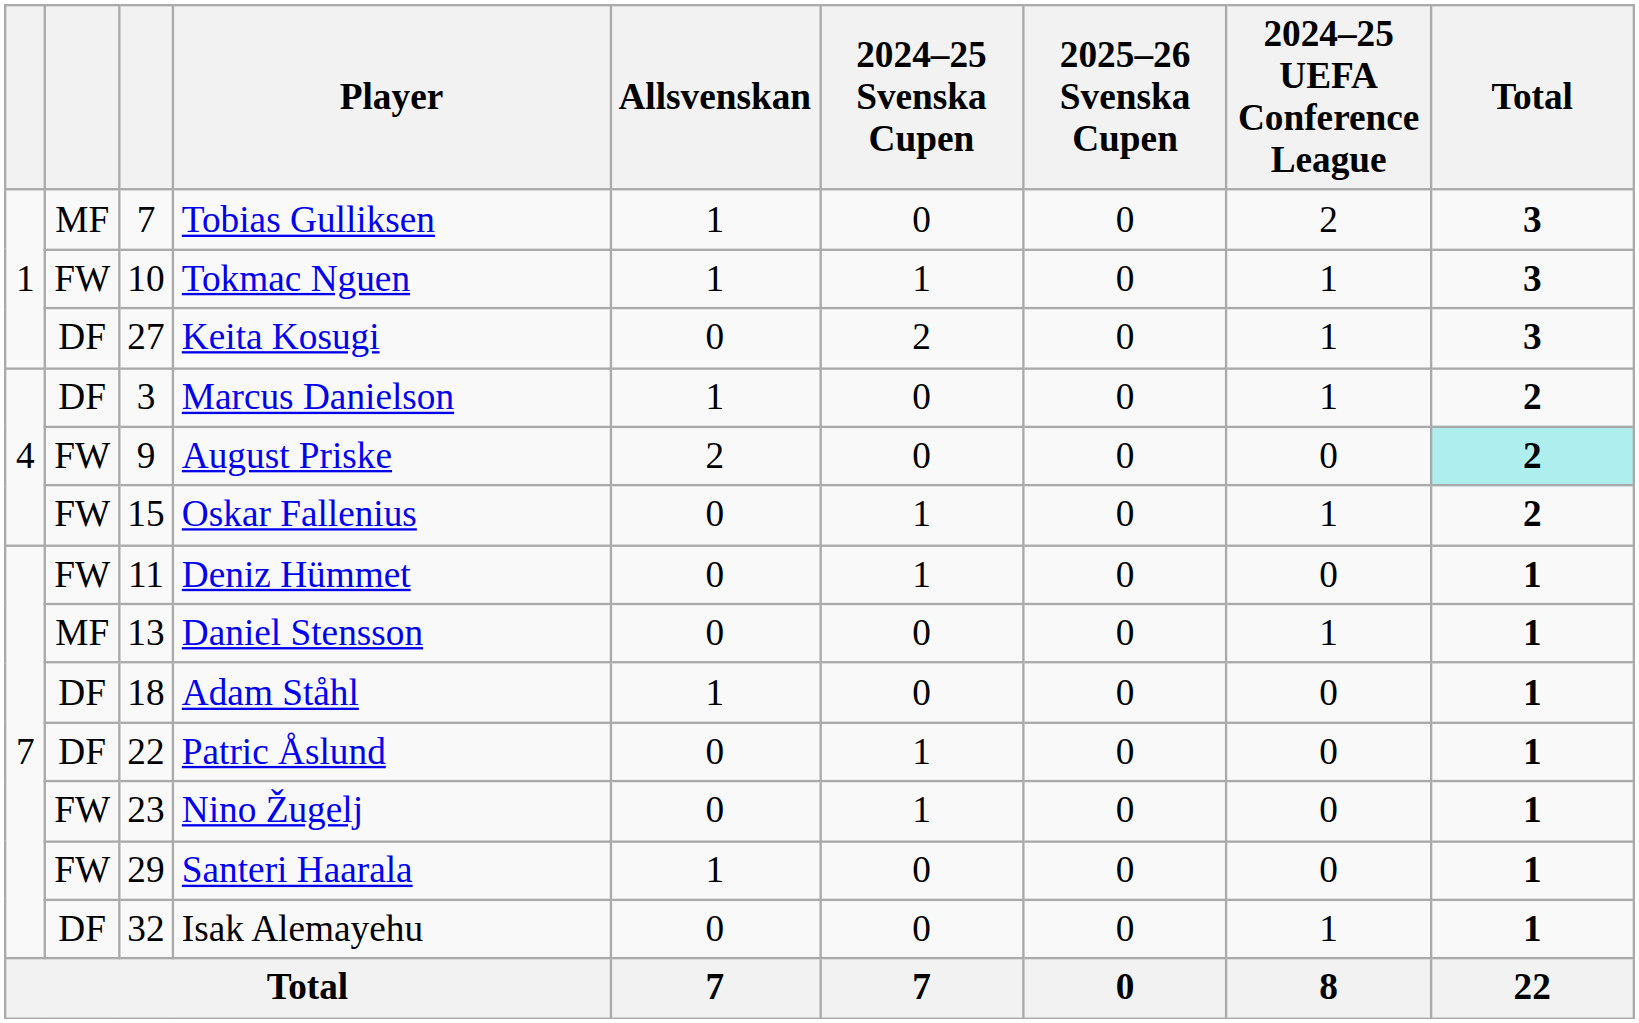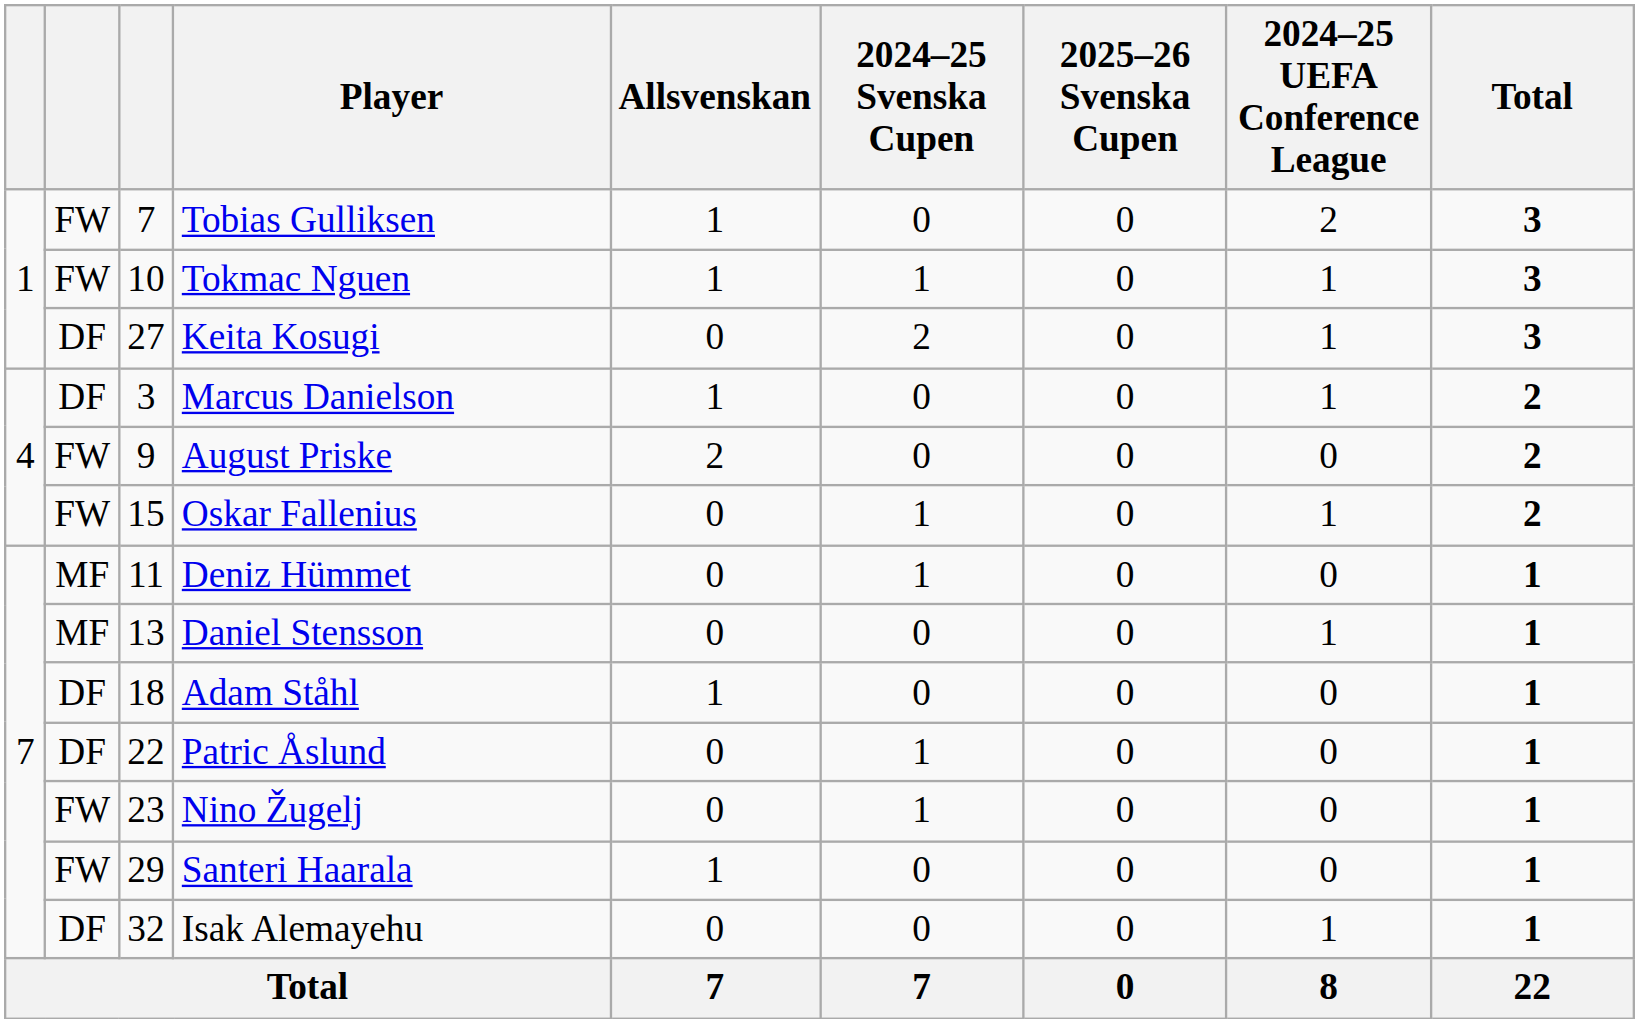(82, 219) MF -> (82, 219) FW
(1532, 455) paleturquoise background -> (1532, 455) no background
(82, 573) FW -> (82, 573) MF
